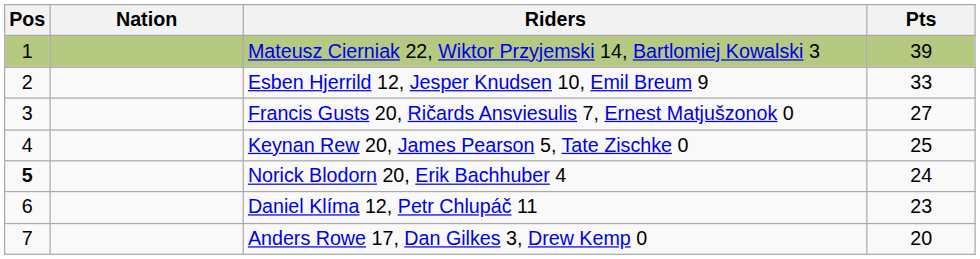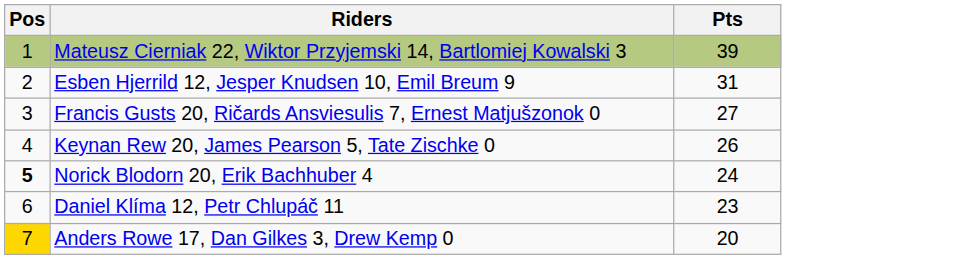- column: (147, 20)
(921, 82) 33 -> (728, 82) 31
(921, 144) 25 -> (728, 144) 26
(27, 238) no background -> (27, 238) gold background
